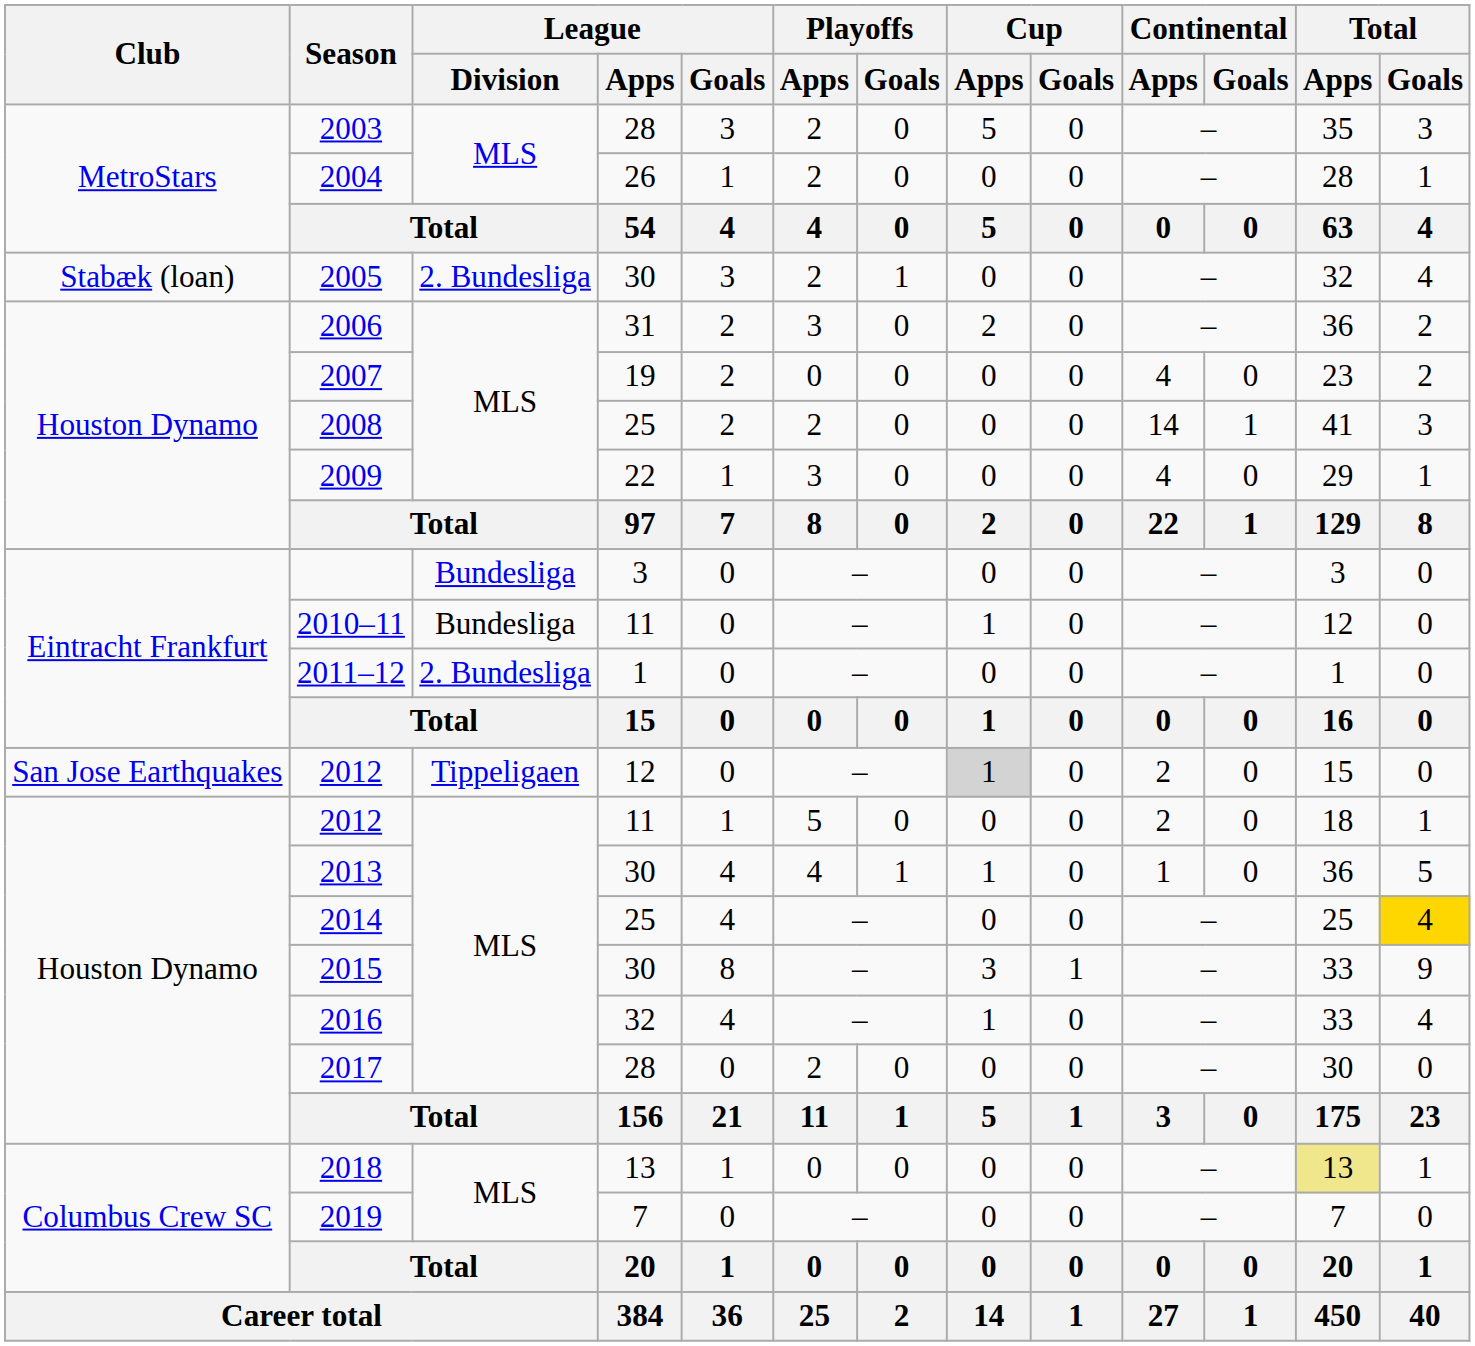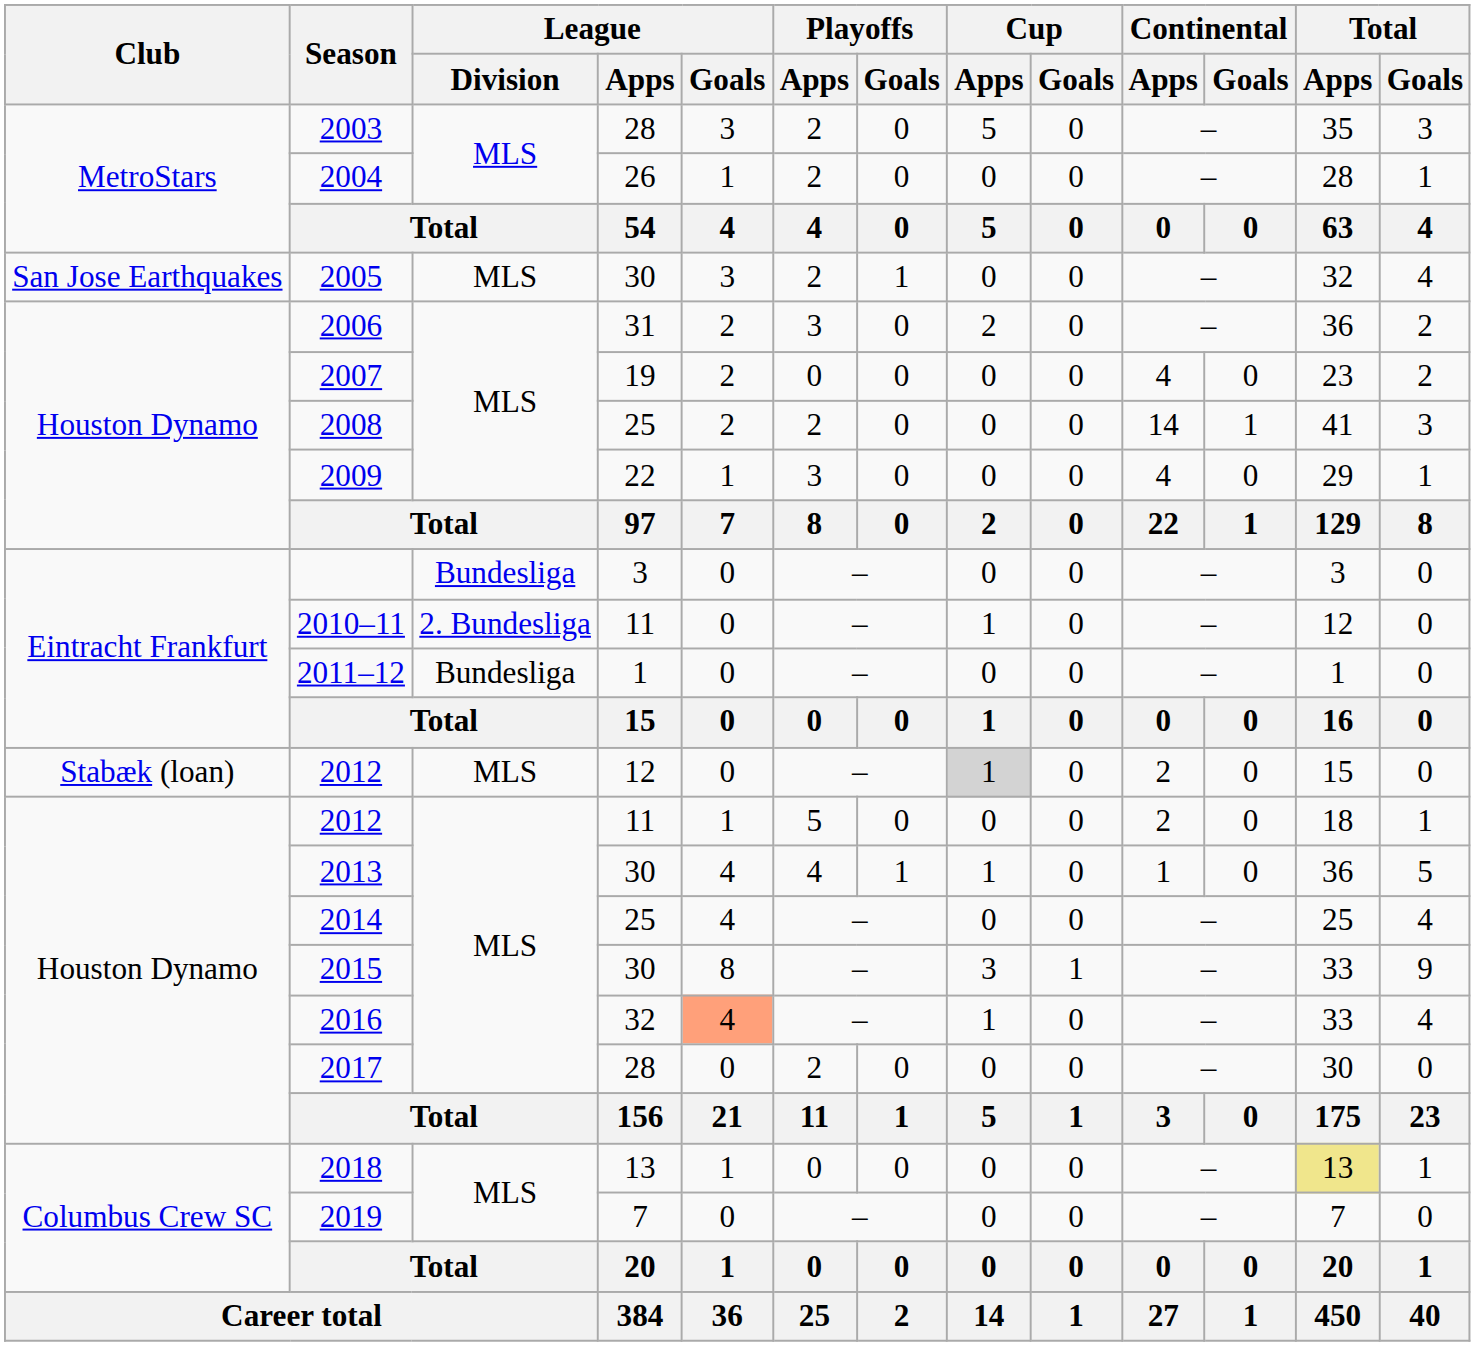(147, 276) Stabæk (loan) -> (147, 276) San Jose Earthquakes
(505, 276) 2. Bundesliga -> (505, 276) MLS
(505, 623) Bundesliga -> (505, 623) 2. Bundesliga
(505, 672) 2. Bundesliga -> (505, 672) Bundesliga
(147, 771) San Jose Earthquakes -> (147, 771) Stabæk (loan)
(505, 771) Tippeligaen -> (505, 771) MLS
(1425, 919) gold background -> (1425, 919) no background
(727, 1018) no background -> (727, 1018) lightsalmon background
